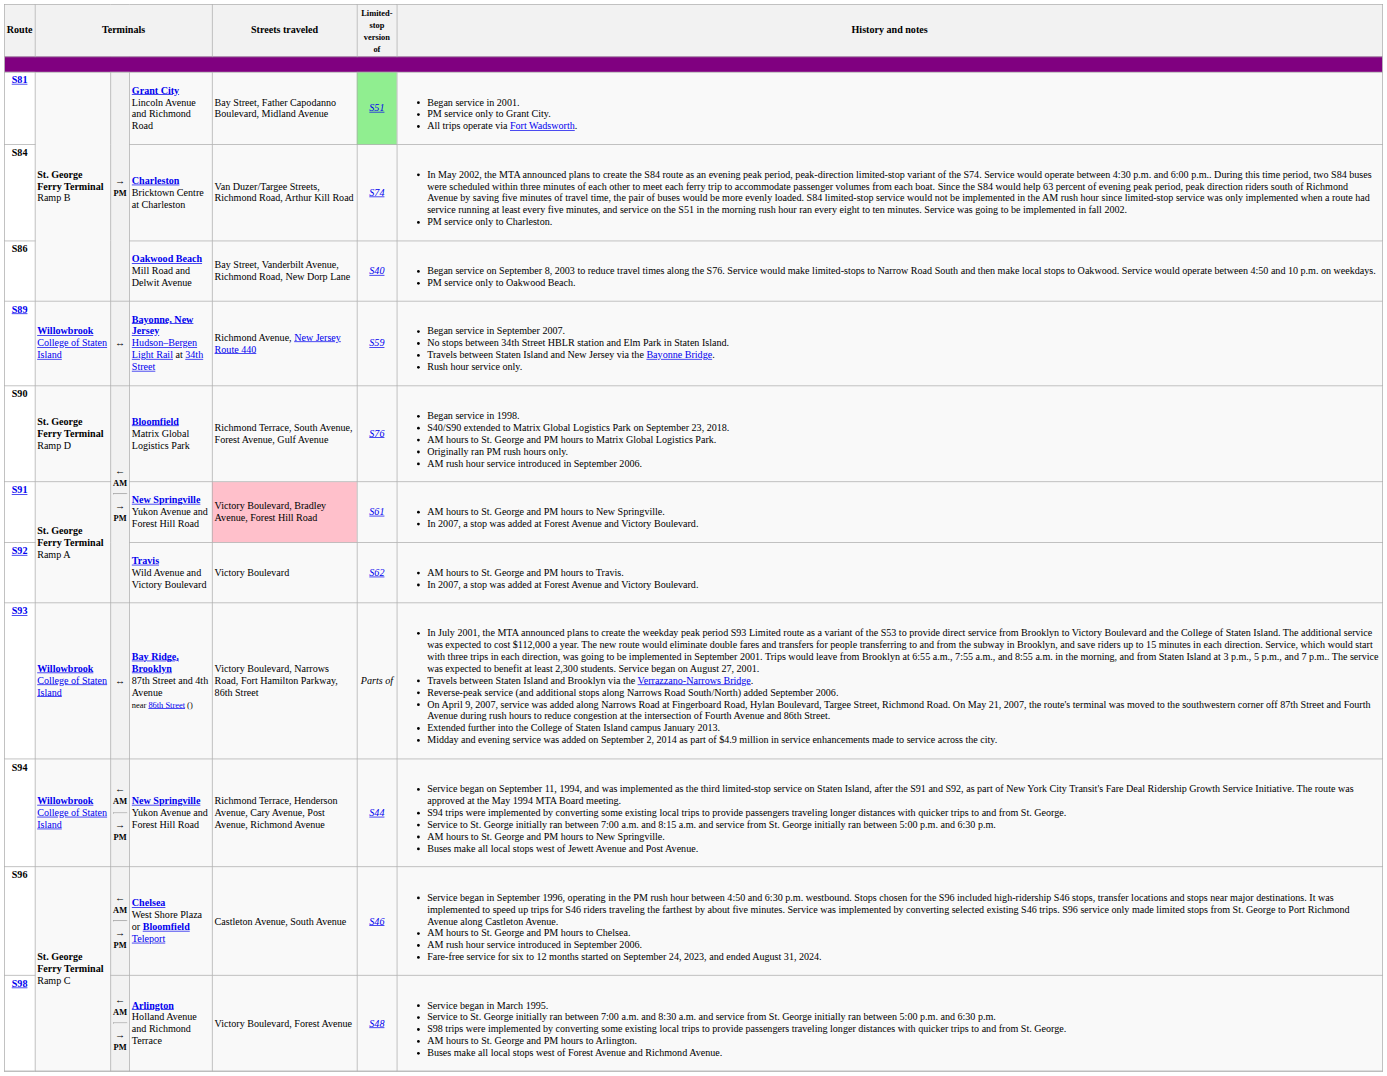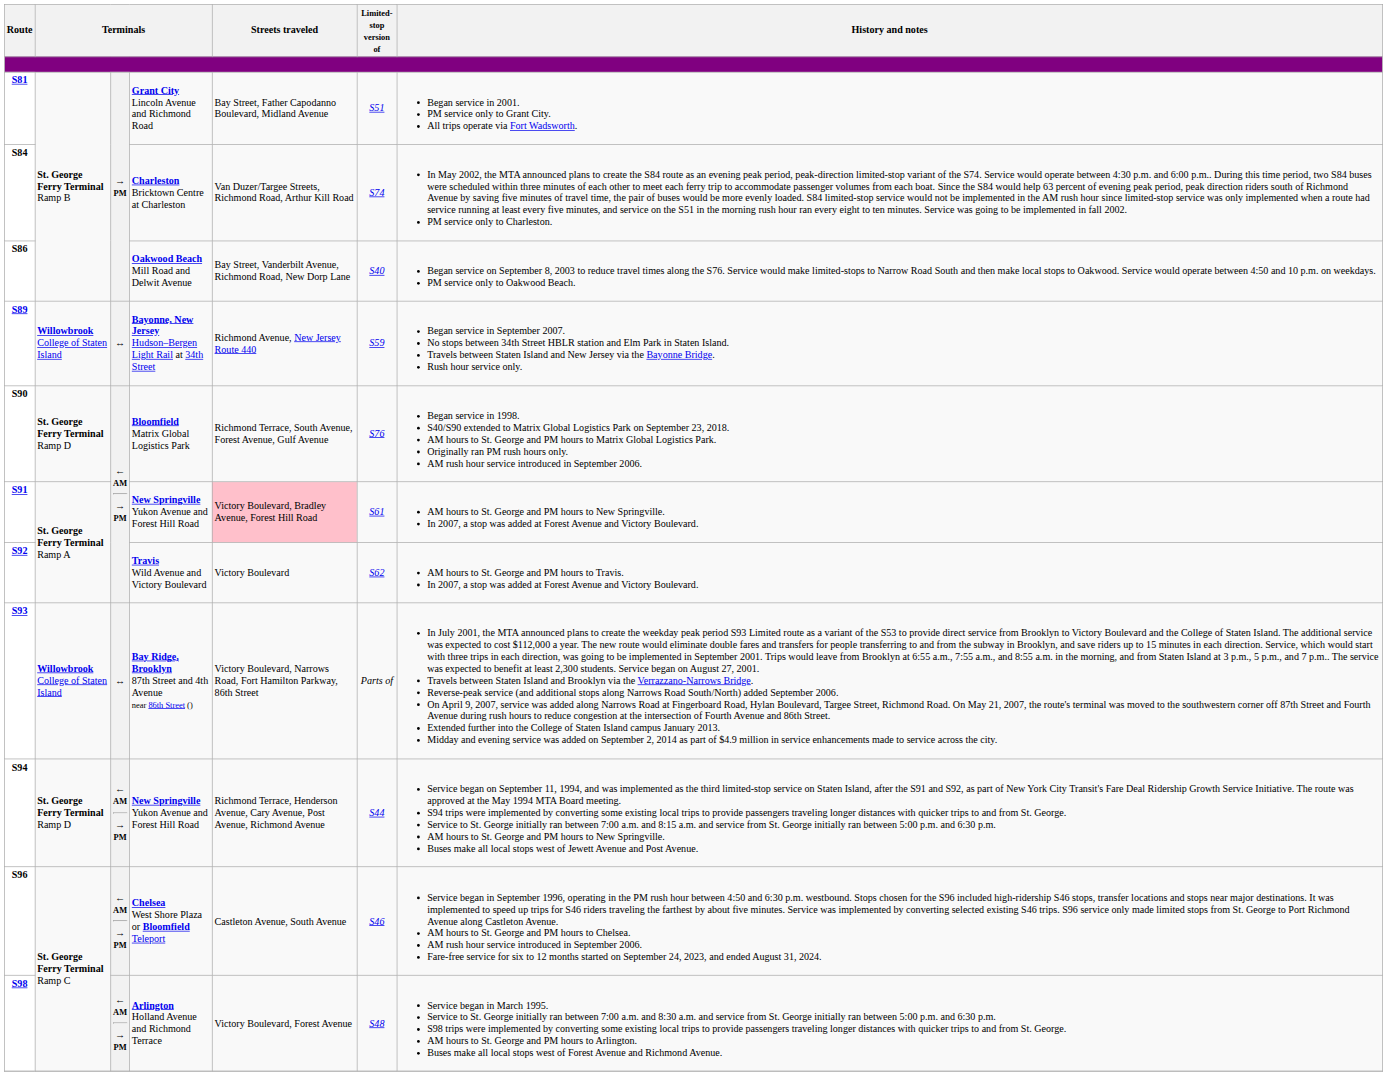(377, 108) lightgreen background -> (377, 108) no background
(72, 813) Willowbrook College of Staten Island -> (70, 813) St. George Ferry Terminal Ramp D
